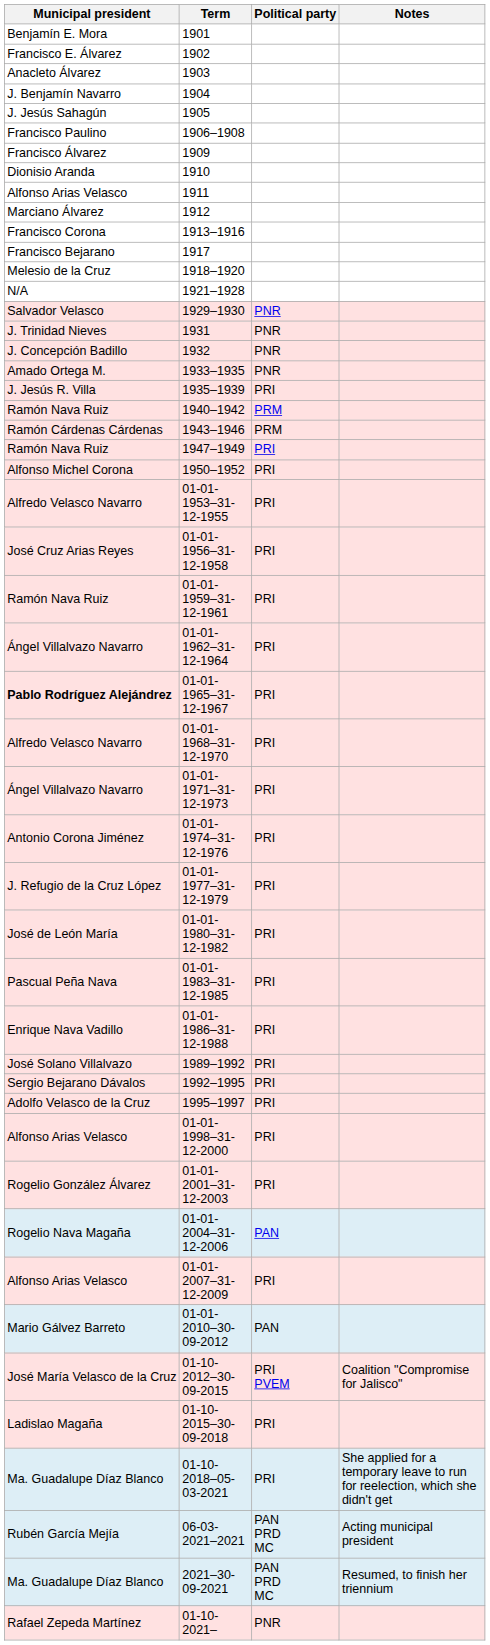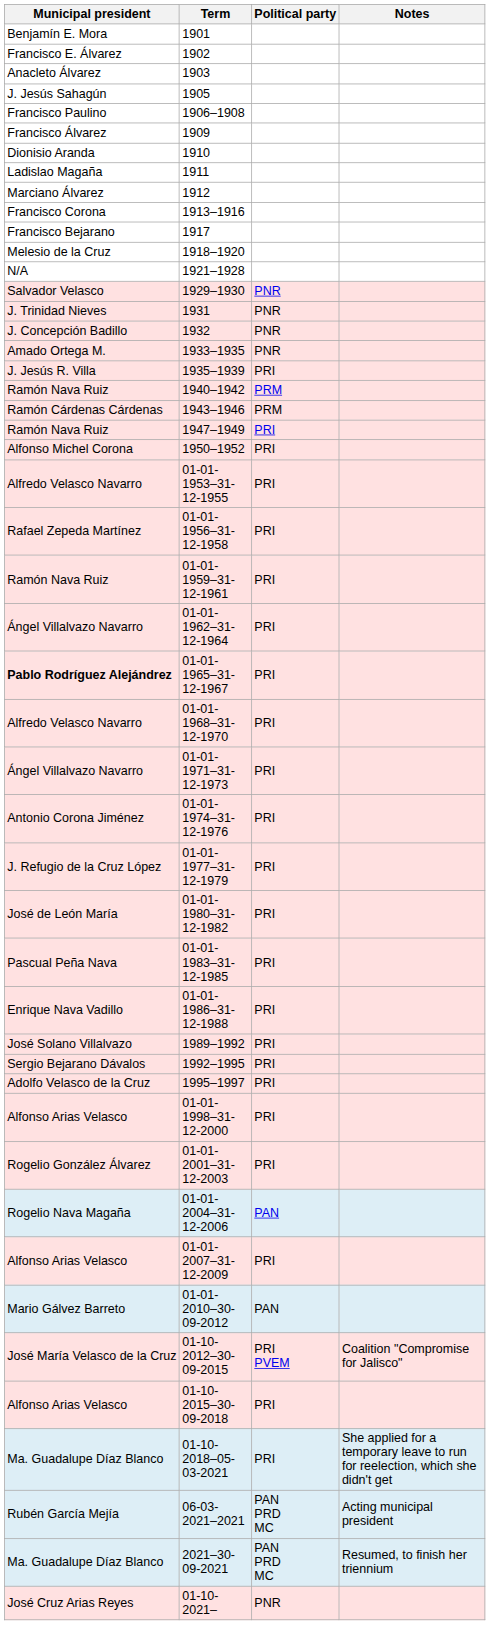- row: (196, 93)
(67, 192) Alfonso Arias Velasco -> (55, 172) Ladislao Magaña
(70, 551) José Cruz Arias Reyes -> (74, 531) Rafael Zepeda Martínez
(55, 1424) Ladislao Magaña -> (67, 1404) Alfonso Arias Velasco
(74, 1623) Rafael Zepeda Martínez -> (70, 1603) José Cruz Arias Reyes
